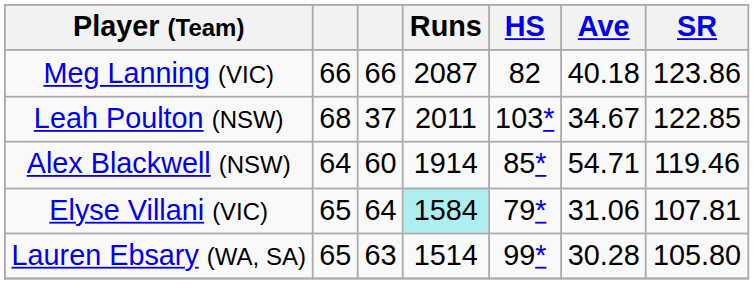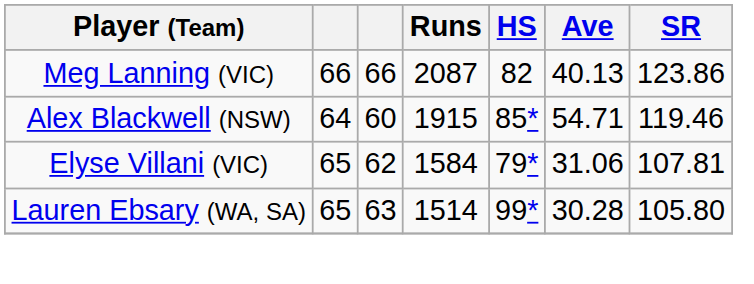(604, 73) 40.18 -> (588, 73) 40.13
- row: (159, 118)
(446, 164) 1914 -> (446, 118) 1915
(381, 210) 64 -> (381, 164) 62
(446, 210) paleturquoise background -> (446, 164) no background
